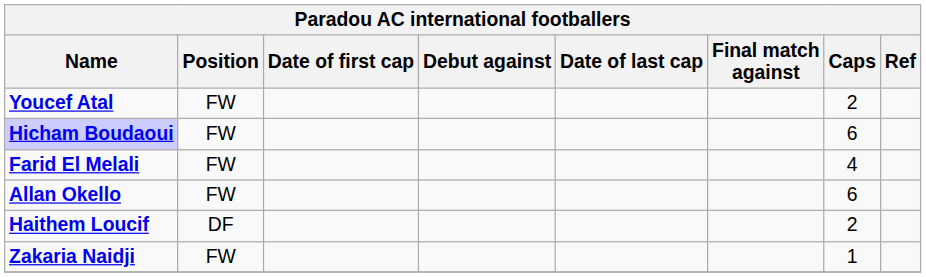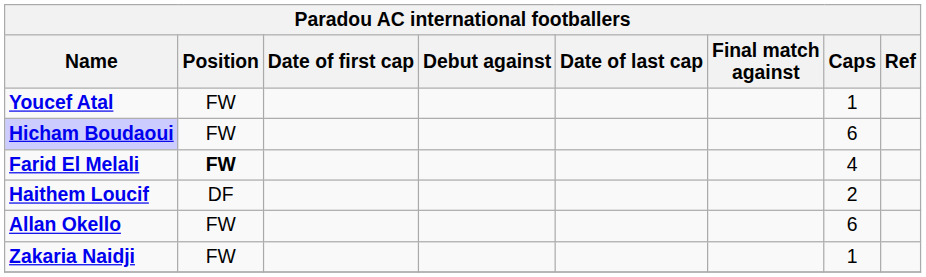(852, 103) 2 -> (852, 103) 1
(221, 164) normal -> (221, 164) bold
rows swapped: (65, 195) <-> (79, 225)
